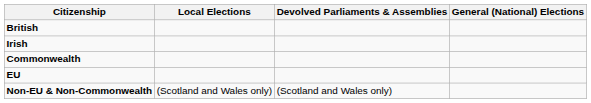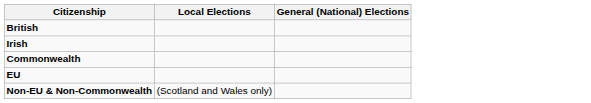- column: (362, 12)
